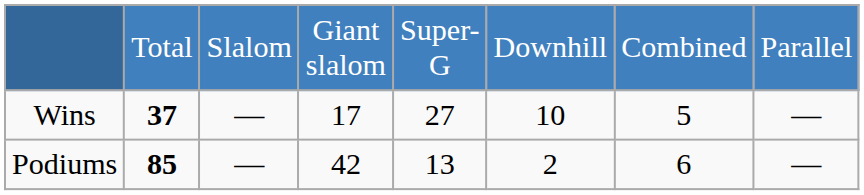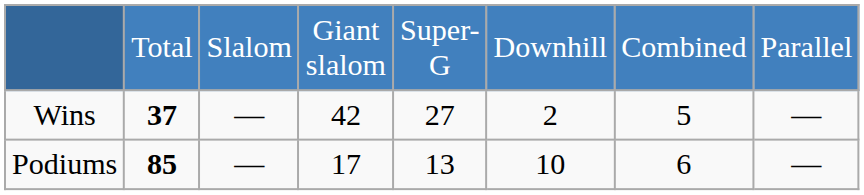(346, 114) 17 -> (346, 114) 42
(550, 114) 10 -> (550, 114) 2
(346, 164) 42 -> (346, 164) 17
(550, 164) 2 -> (550, 164) 10
